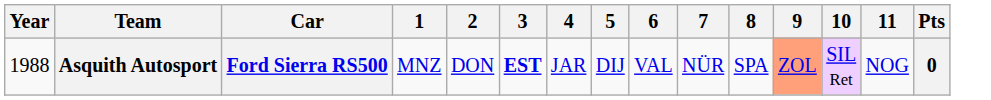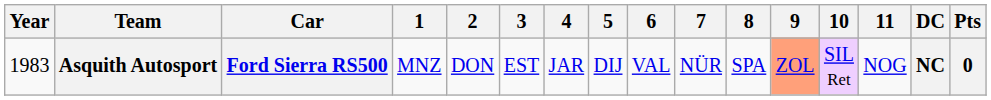+ column: (931, 21)
(29, 66) 1988 -> (29, 66) 1983
(523, 66) bold -> (521, 66) normal
